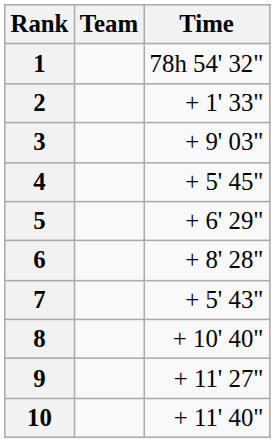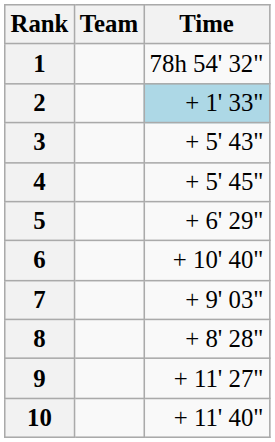(224, 102) no background -> (224, 102) lightblue background
(224, 142) + 9' 03" -> (224, 142) + 5' 43"
(224, 260) + 8' 28" -> (218, 260) + 10' 40"
(224, 299) + 5' 43" -> (224, 299) + 9' 03"
(218, 338) + 10' 40" -> (224, 338) + 8' 28"
